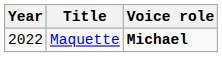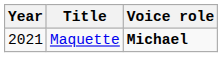(26, 40) 2022 -> (26, 40) 2021
